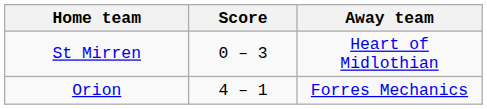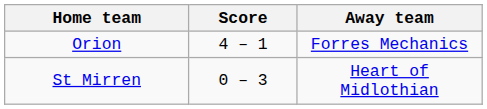rows swapped: (97, 90) <-> (97, 54)
